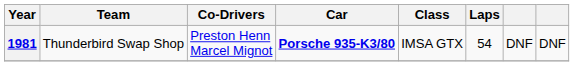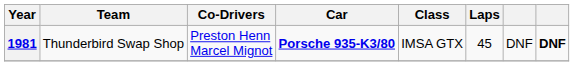(484, 43) 54 -> (484, 43) 45
(552, 43) normal -> (552, 43) bold
